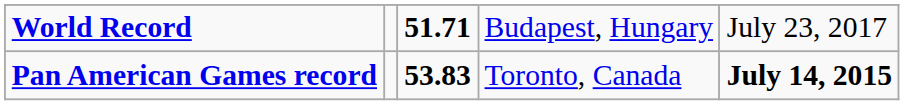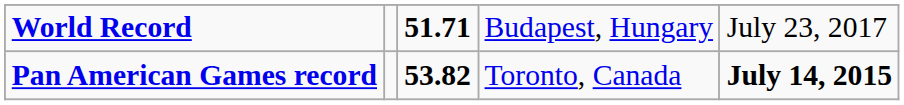(438, 74) 53.83 -> (438, 74) 53.82
